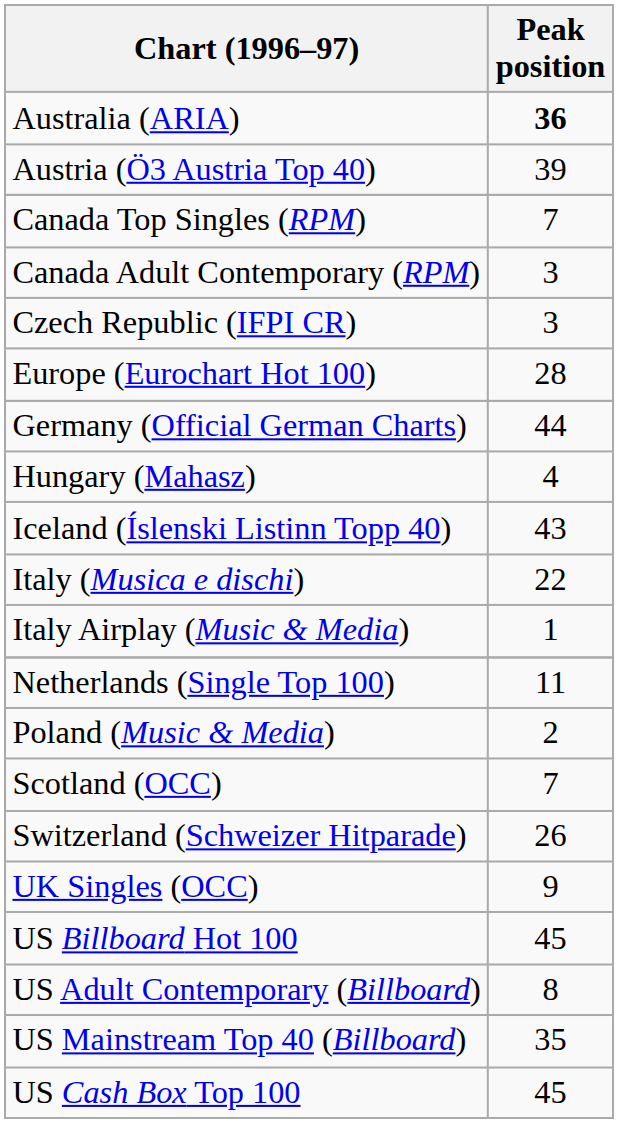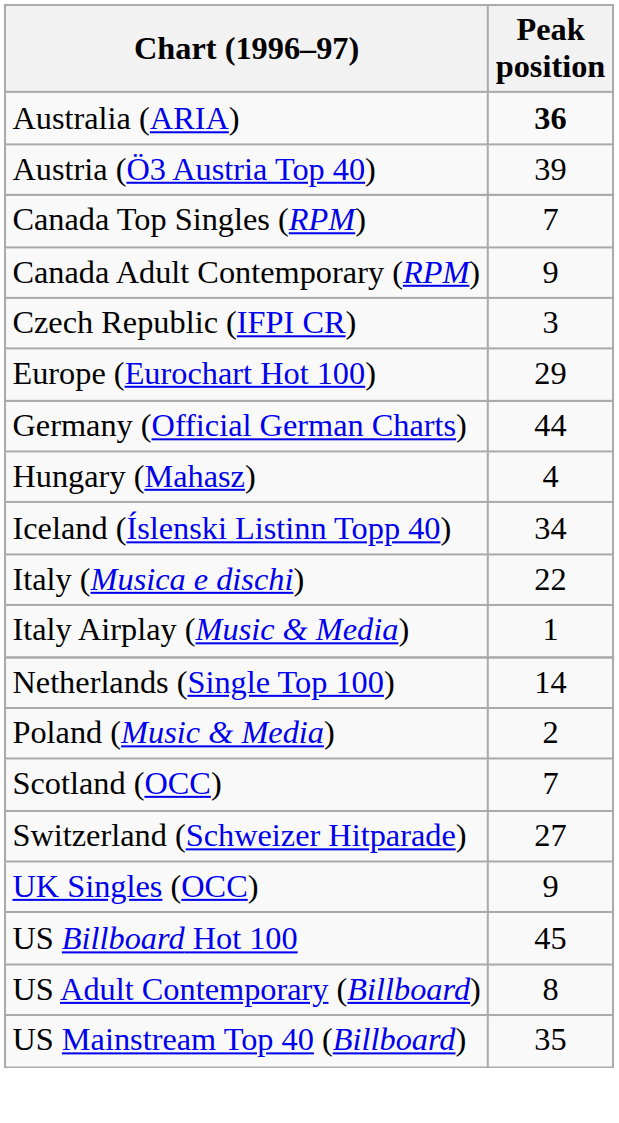(551, 271) 3 -> (551, 271) 9
(551, 374) 28 -> (551, 374) 29
(551, 527) 43 -> (551, 527) 34
(551, 681) 11 -> (551, 681) 14
(551, 835) 26 -> (551, 835) 27
- row: (156, 1091)
